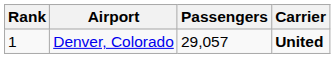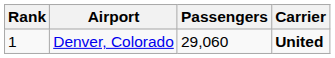(205, 42) 29,057 -> (205, 42) 29,060
